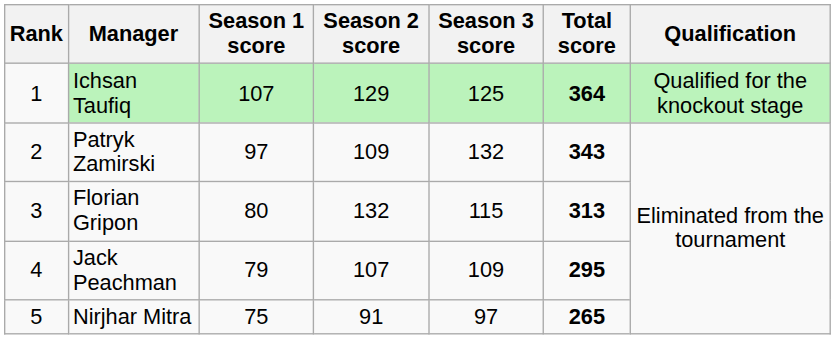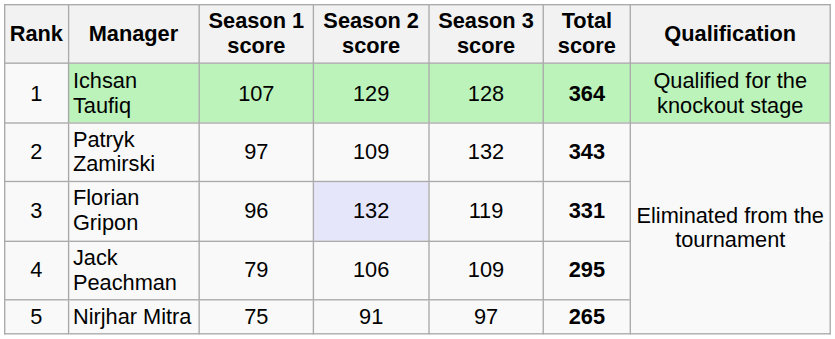(486, 92) 125 -> (486, 92) 128
(256, 210) 80 -> (256, 210) 96
(371, 210) no background -> (371, 210) lavender background
(486, 210) 115 -> (486, 210) 119
(587, 210) 313 -> (587, 210) 331
(371, 269) 107 -> (371, 269) 106
